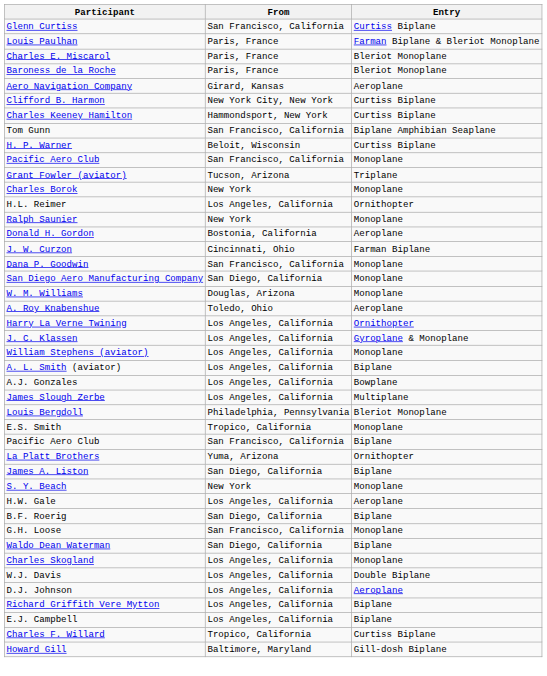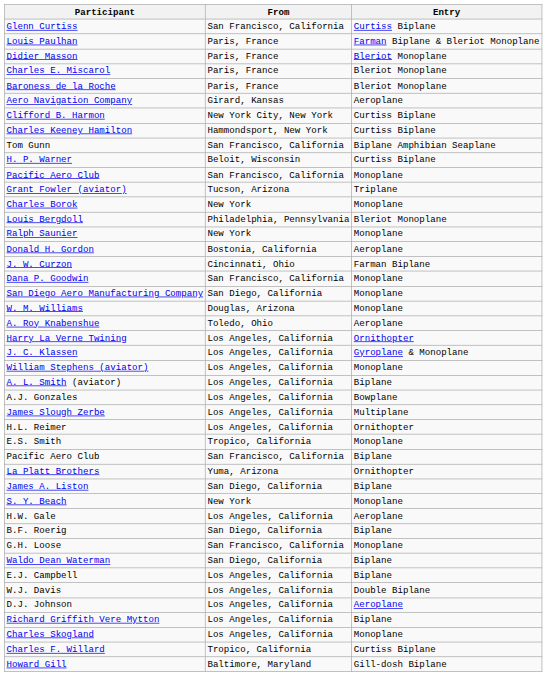+ row: (42, 56)
rows swapped: (45, 412) <-> (37, 205)
rows swapped: (42, 620) <-> (50, 561)
